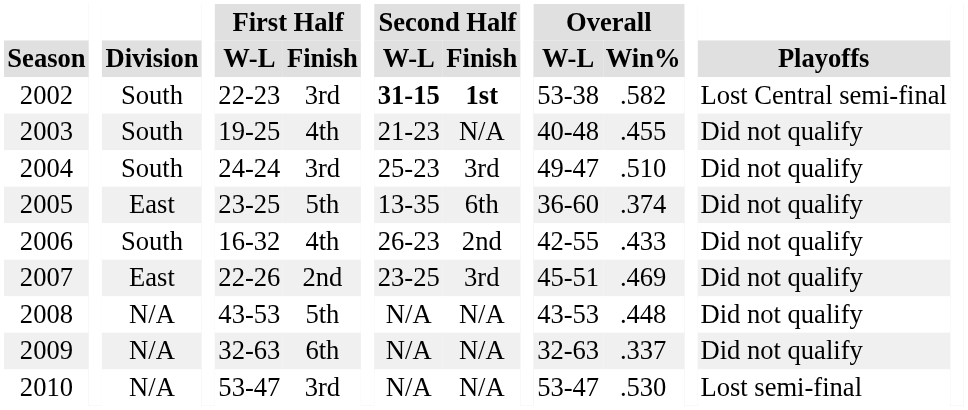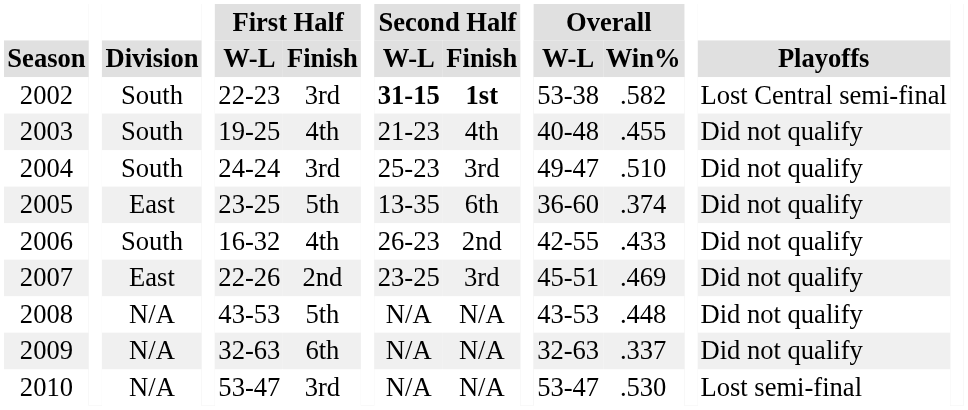(482, 131) N/A -> (482, 131) 4th
